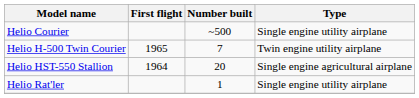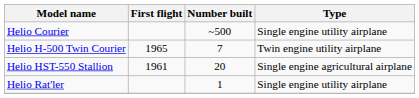(157, 66) 1964 -> (157, 66) 1961
